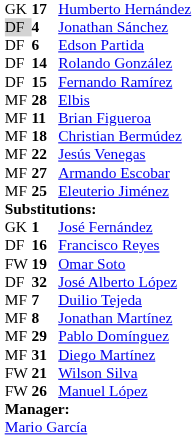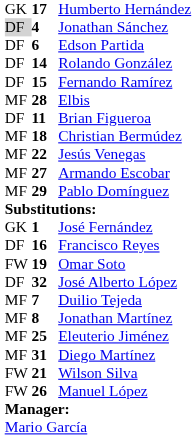(16, 118) MF -> (15, 118) DF
rows swapped: (114, 336) <-> (114, 190)
